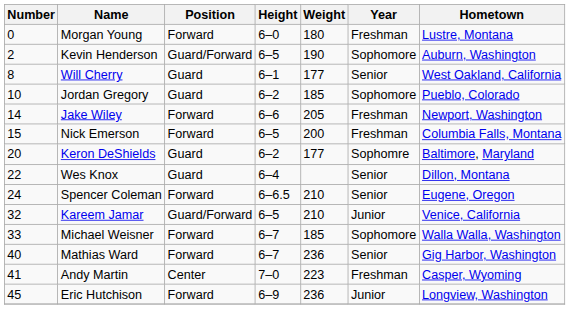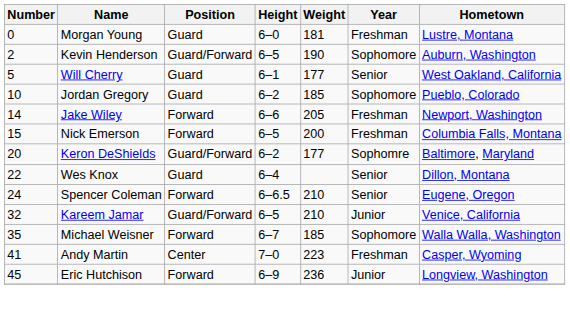(191, 35) Forward -> (185, 35) Guard
(314, 35) 180 -> (314, 35) 181
(11, 75) 8 -> (11, 75) 5
(185, 154) Guard -> (210, 154) Guard/Forward
(14, 234) 33 -> (14, 234) 35
- row: (99, 254)
